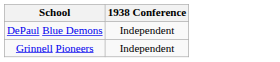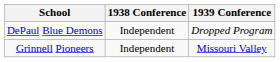+ column: (232, 13)
